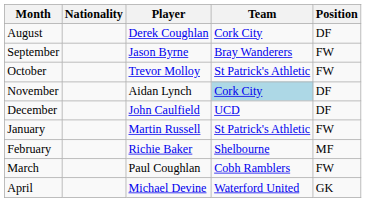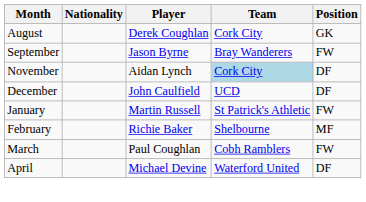(324, 33) DF -> (325, 33) GK
- row: (27, 71)
(325, 187) GK -> (324, 168) DF
